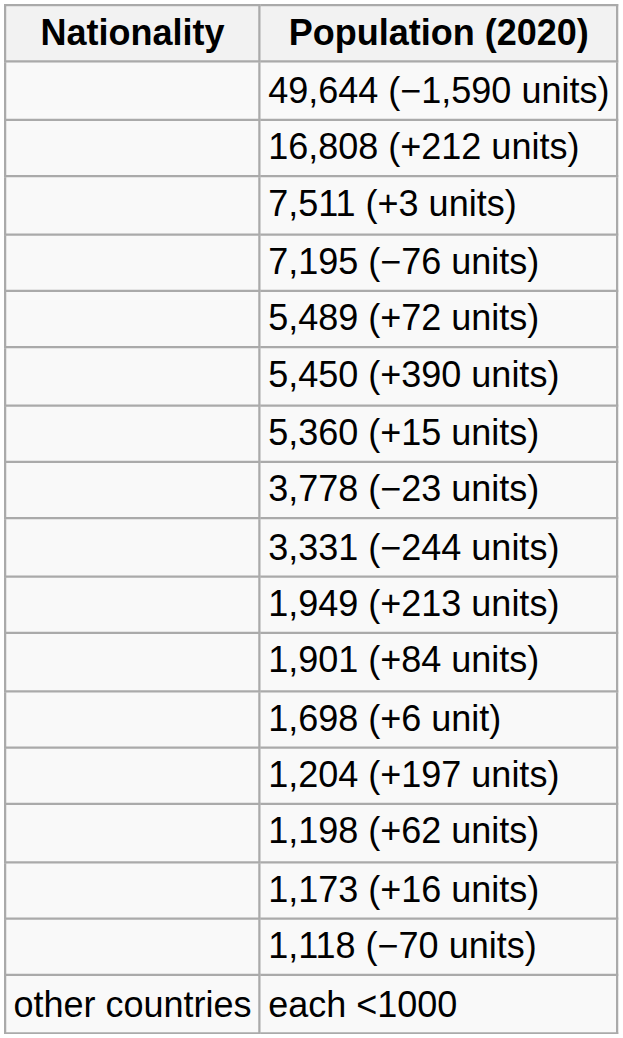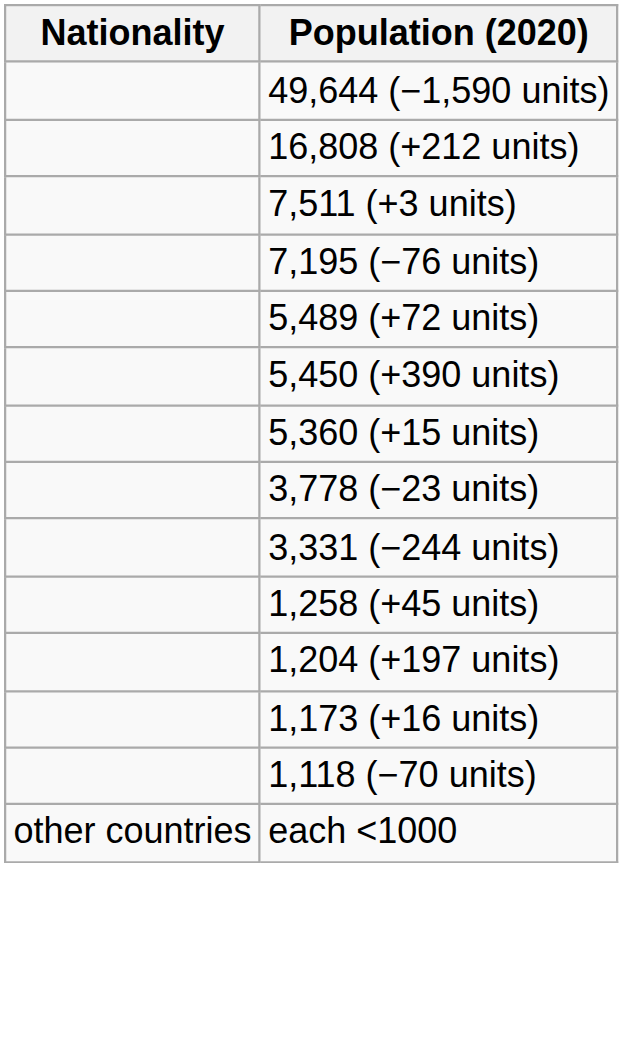- row: (414, 603)
- row: (404, 661)
- row: (385, 718)
+ row: (404, 603)
- row: (404, 832)
